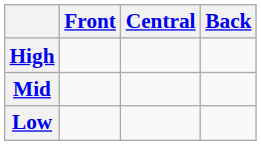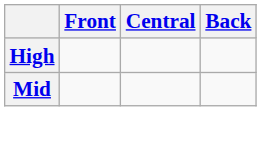- row: (32, 122)
